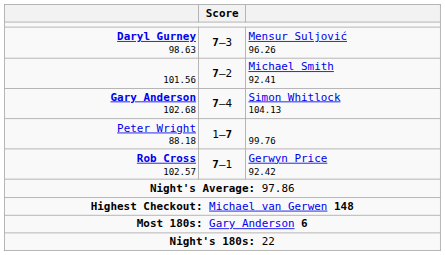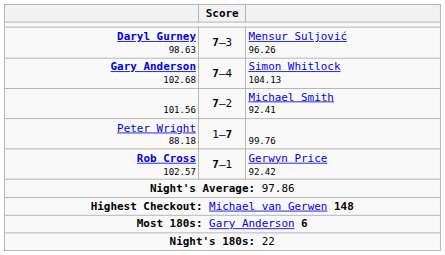rows swapped: (180, 80) <-> (153, 103)
